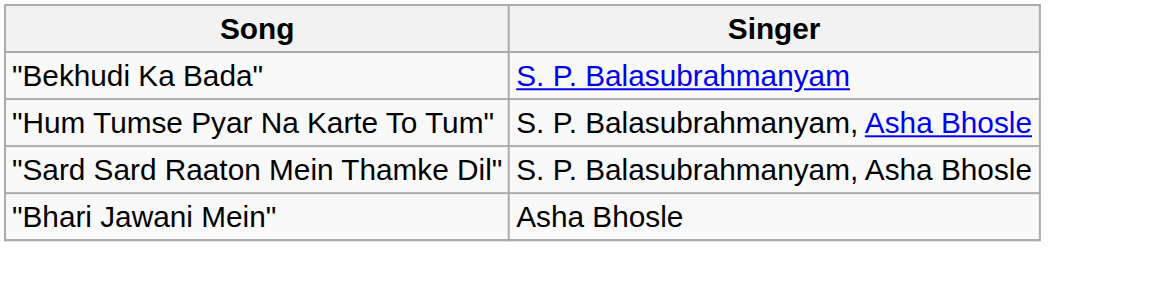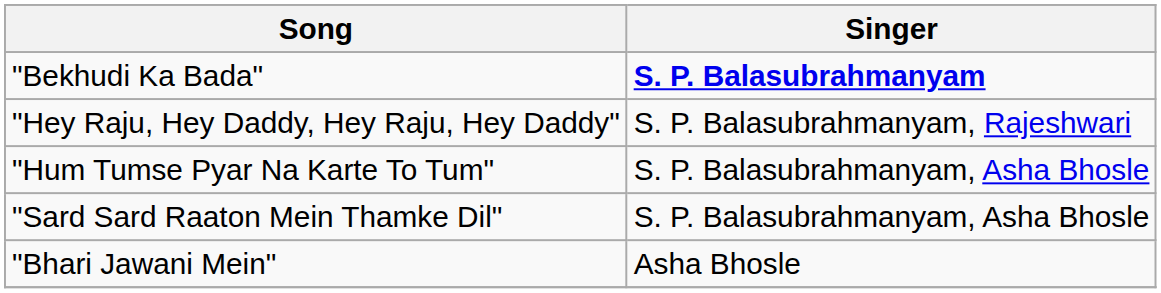(683, 76) normal -> (810, 76) bold
+ row: (316, 123)
